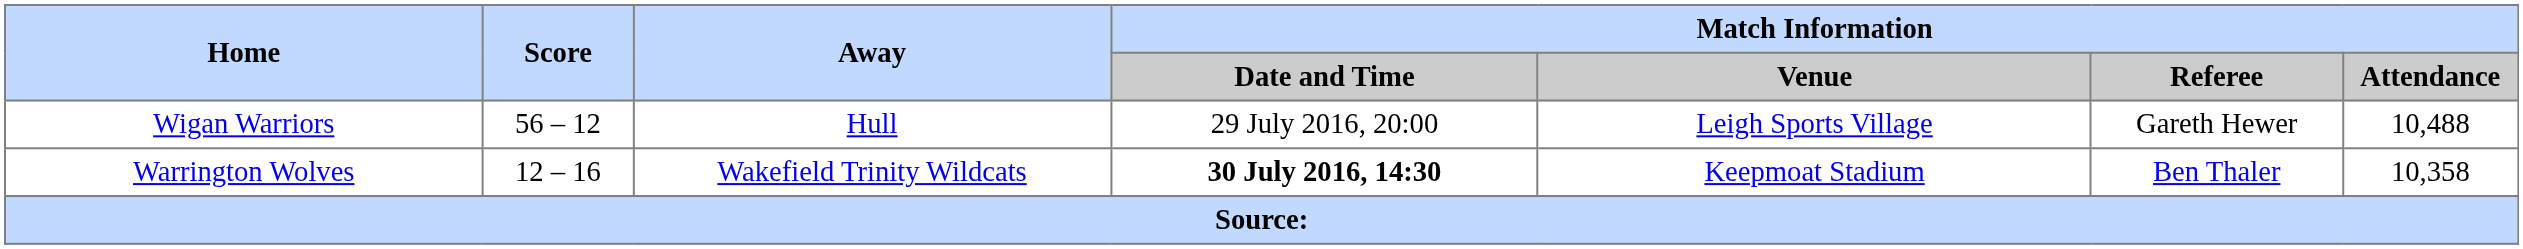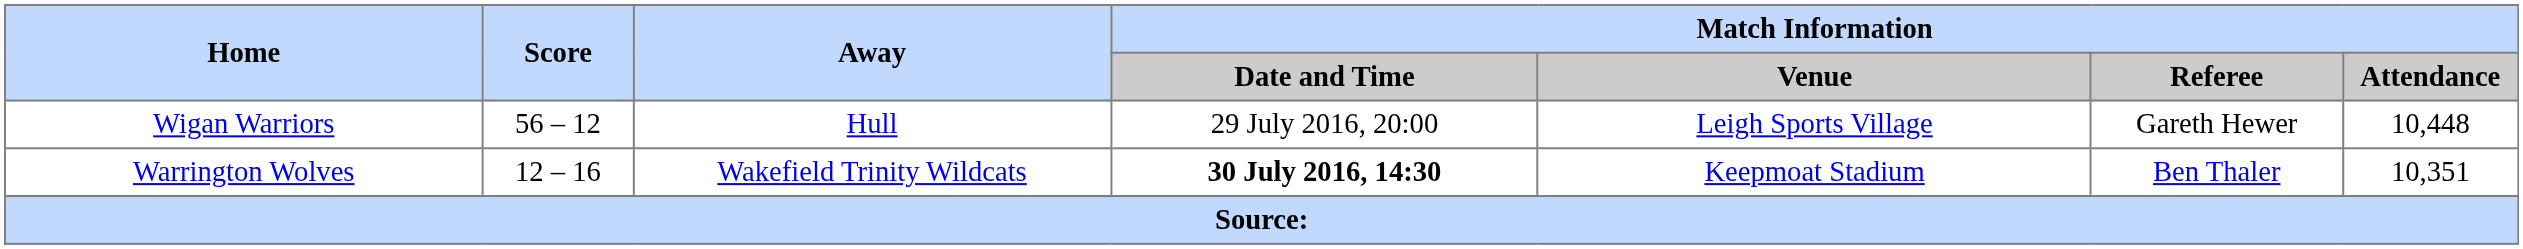(2430, 123) 10,488 -> (2430, 123) 10,448
(2430, 171) 10,358 -> (2430, 171) 10,351
